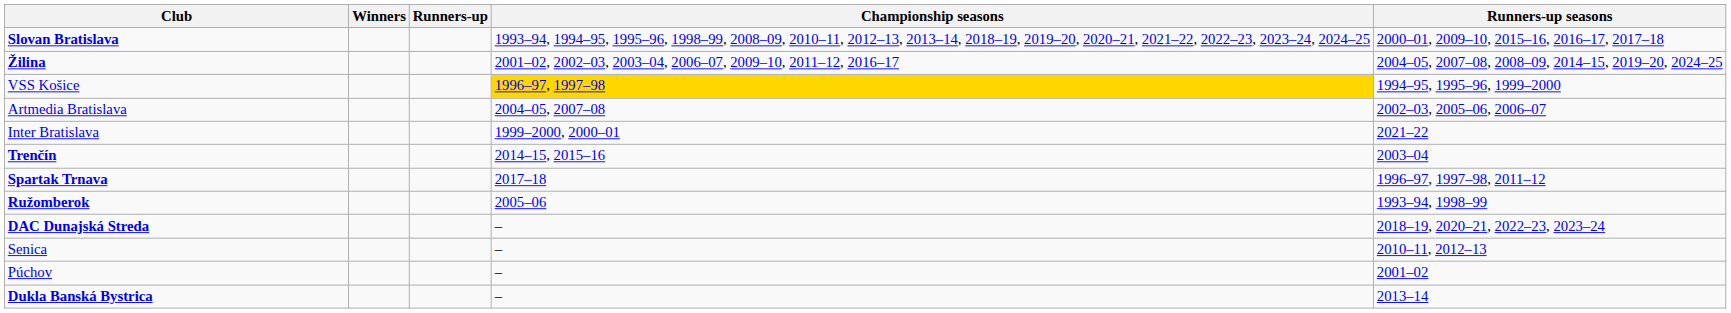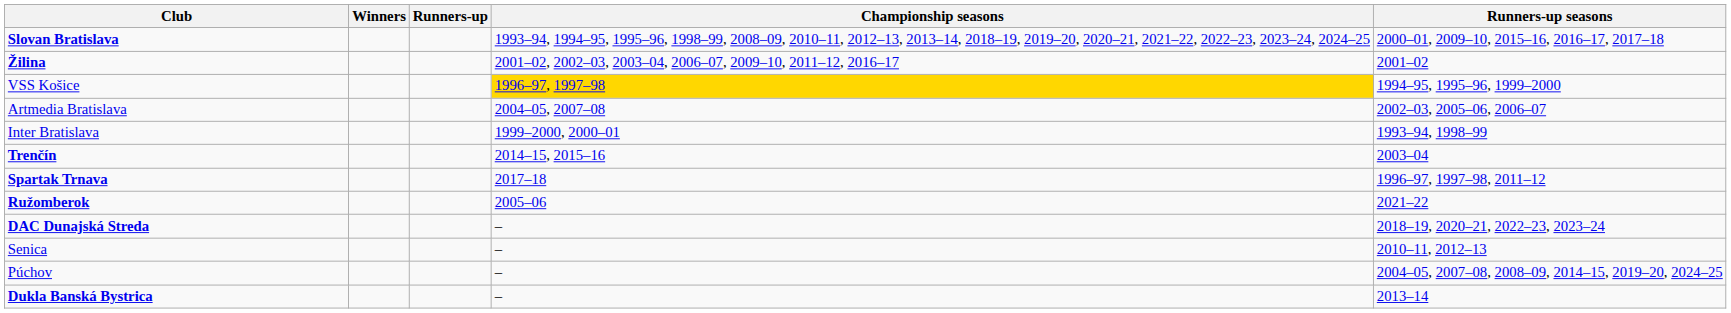(1550, 62) 2004–05, 2007–08, 2008–09, 2014–15, 2019–20, 2024–25 -> (1403, 62) 2001–02
(1403, 132) 2021–22 -> (1432, 132) 1993–94, 1998–99
(1432, 202) 1993–94, 1998–99 -> (1403, 202) 2021–22
(1403, 272) 2001–02 -> (1550, 272) 2004–05, 2007–08, 2008–09, 2014–15, 2019–20, 2024–25
